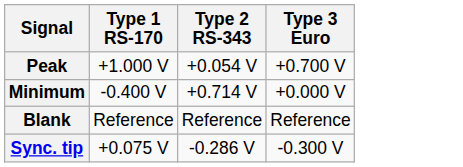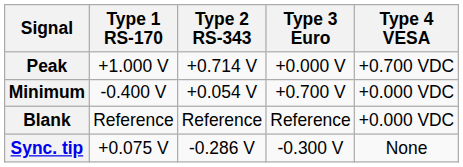+ column: (407, 28)
(222, 66) +0.054 V -> (222, 66) +0.714 V
(310, 66) +0.700 V -> (310, 66) +0.000 V
(222, 93) +0.714 V -> (222, 93) +0.054 V
(310, 93) +0.000 V -> (310, 93) +0.700 V
